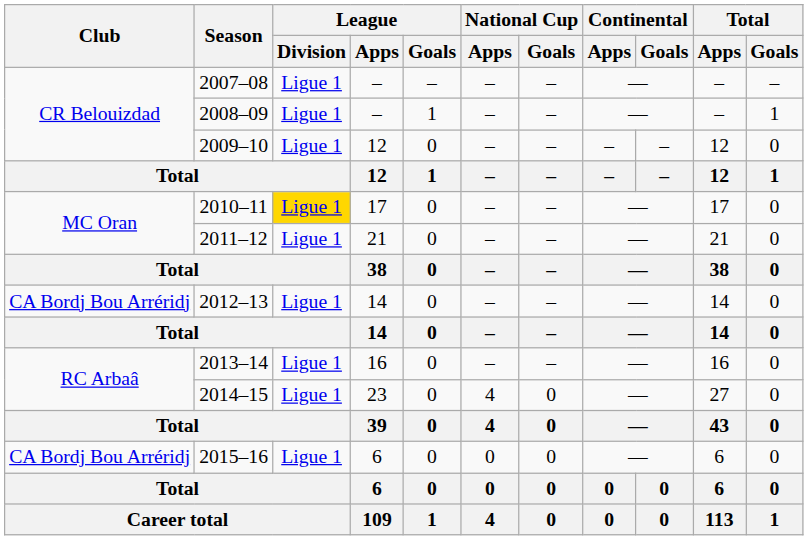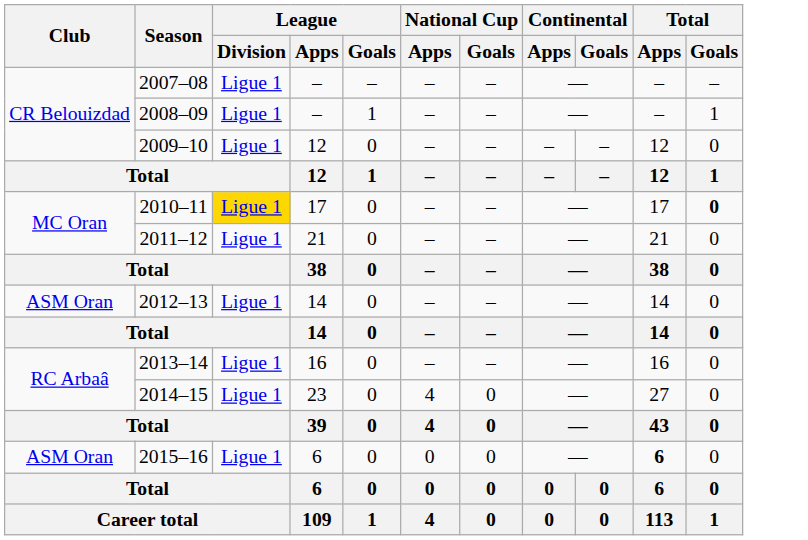(774, 207) normal -> (714, 207) bold
(100, 301) CA Bordj Bou Arréridj -> (70, 301) ASM Oran
(100, 457) CA Bordj Bou Arréridj -> (70, 457) ASM Oran
(719, 457) normal -> (659, 457) bold
